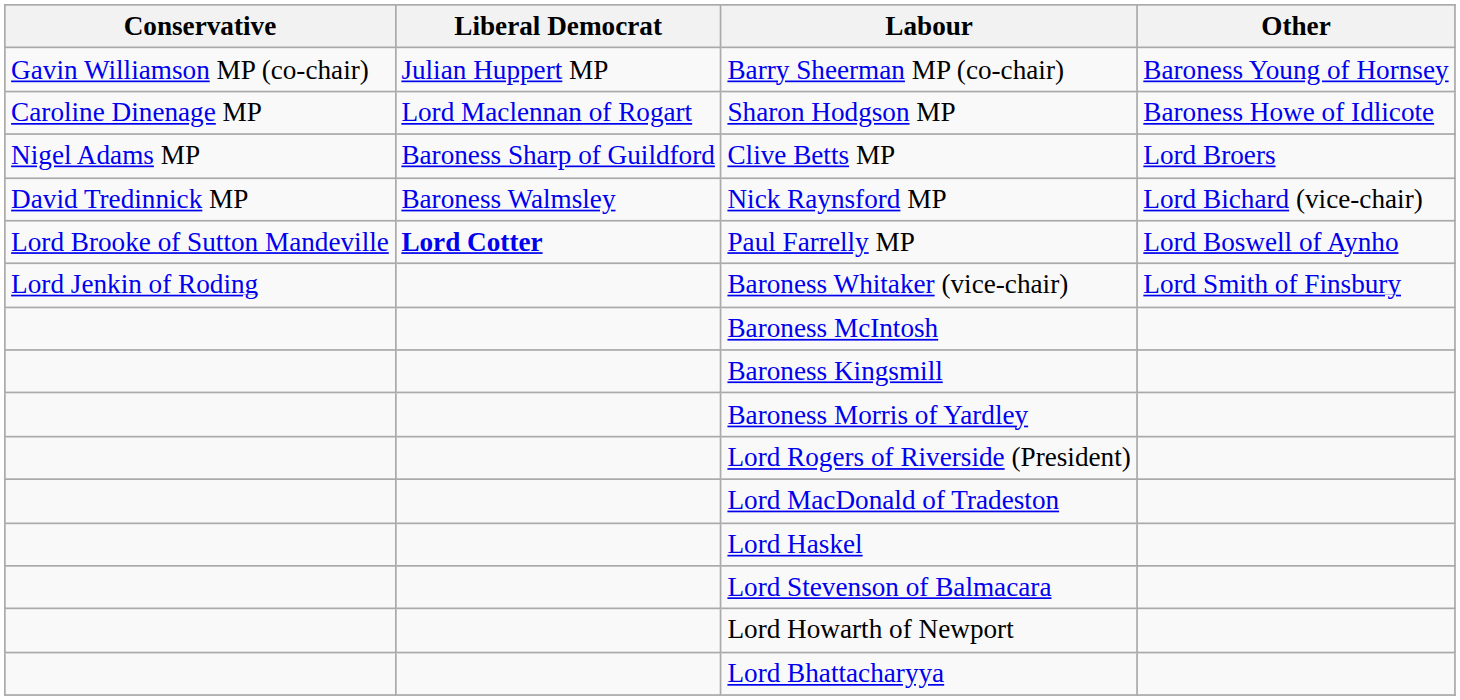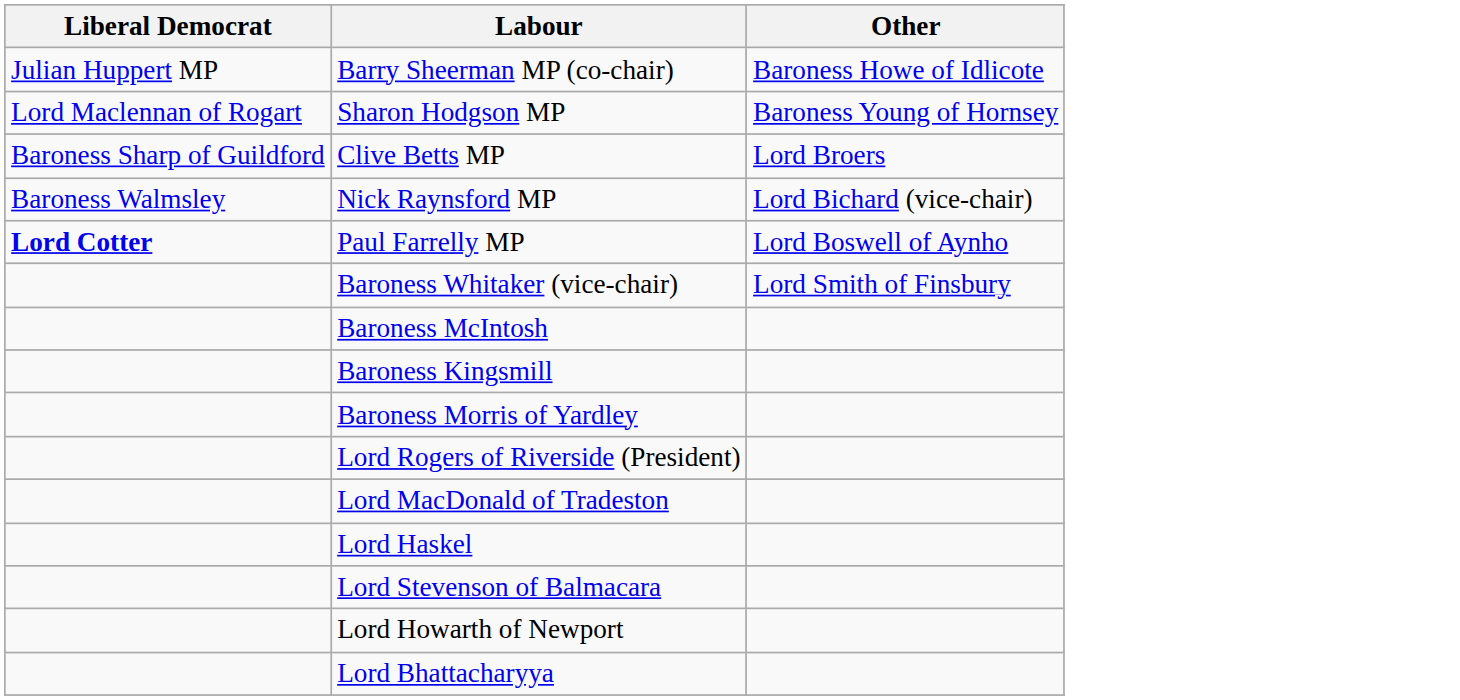- column: (200, 26)
(1296, 69) Baroness Young of Hornsey -> (898, 69) Baroness Howe of Idlicote
(1289, 112) Baroness Howe of Idlicote -> (906, 112) Baroness Young of Hornsey
